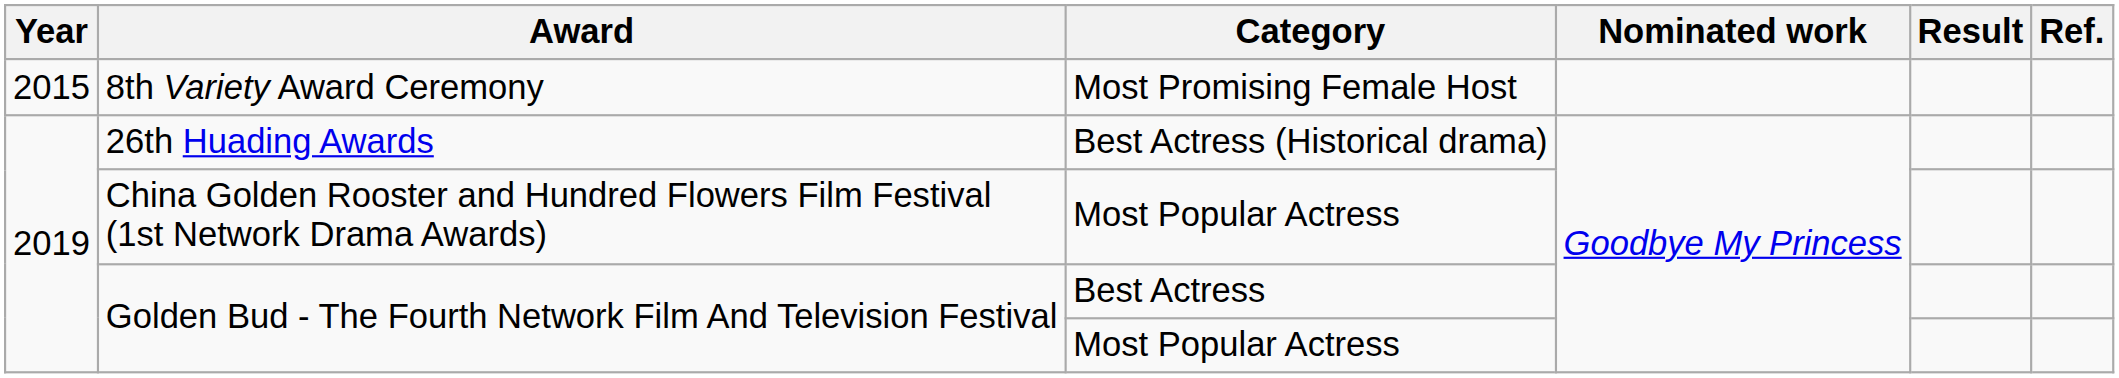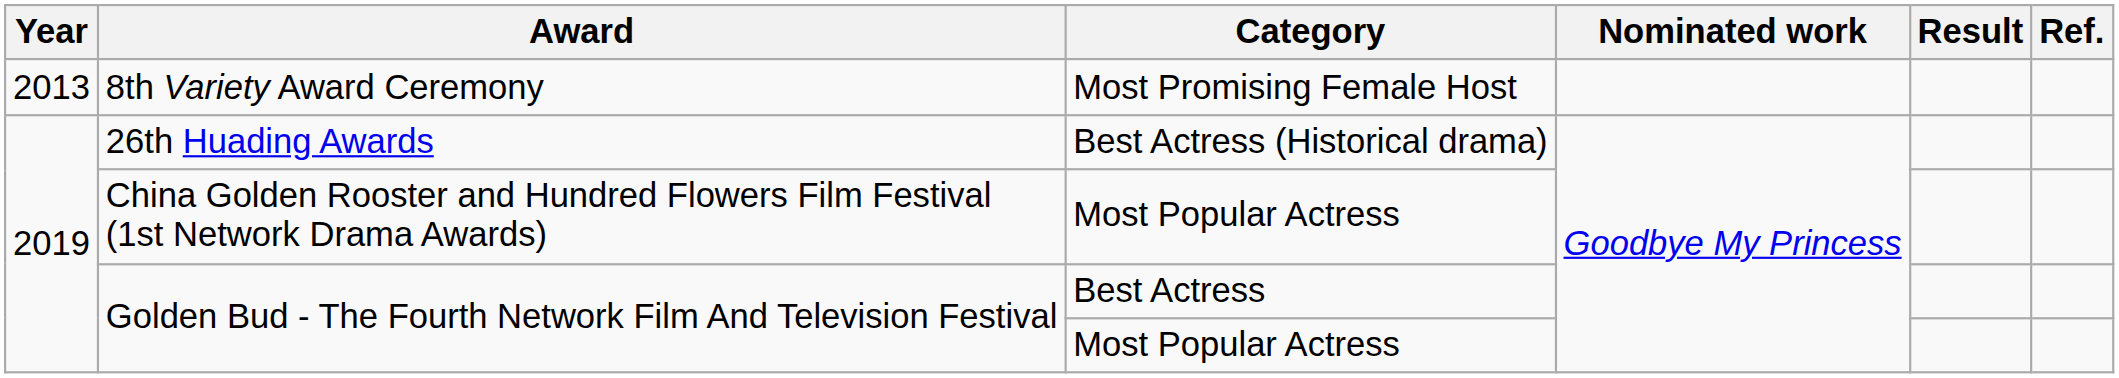(51, 86) 2015 -> (51, 86) 2013
